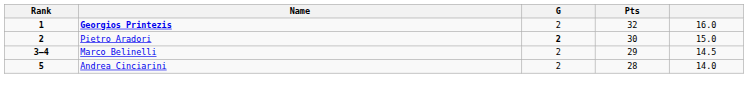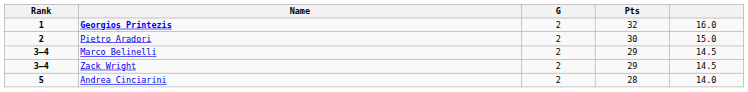(558, 39) bold -> (558, 39) normal
+ row: (108, 66)
